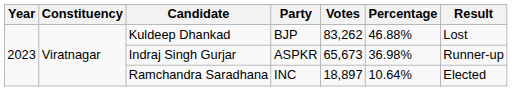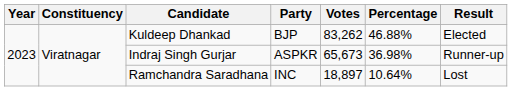(455, 34) Lost -> (465, 34) Elected
(465, 75) Elected -> (455, 75) Lost
